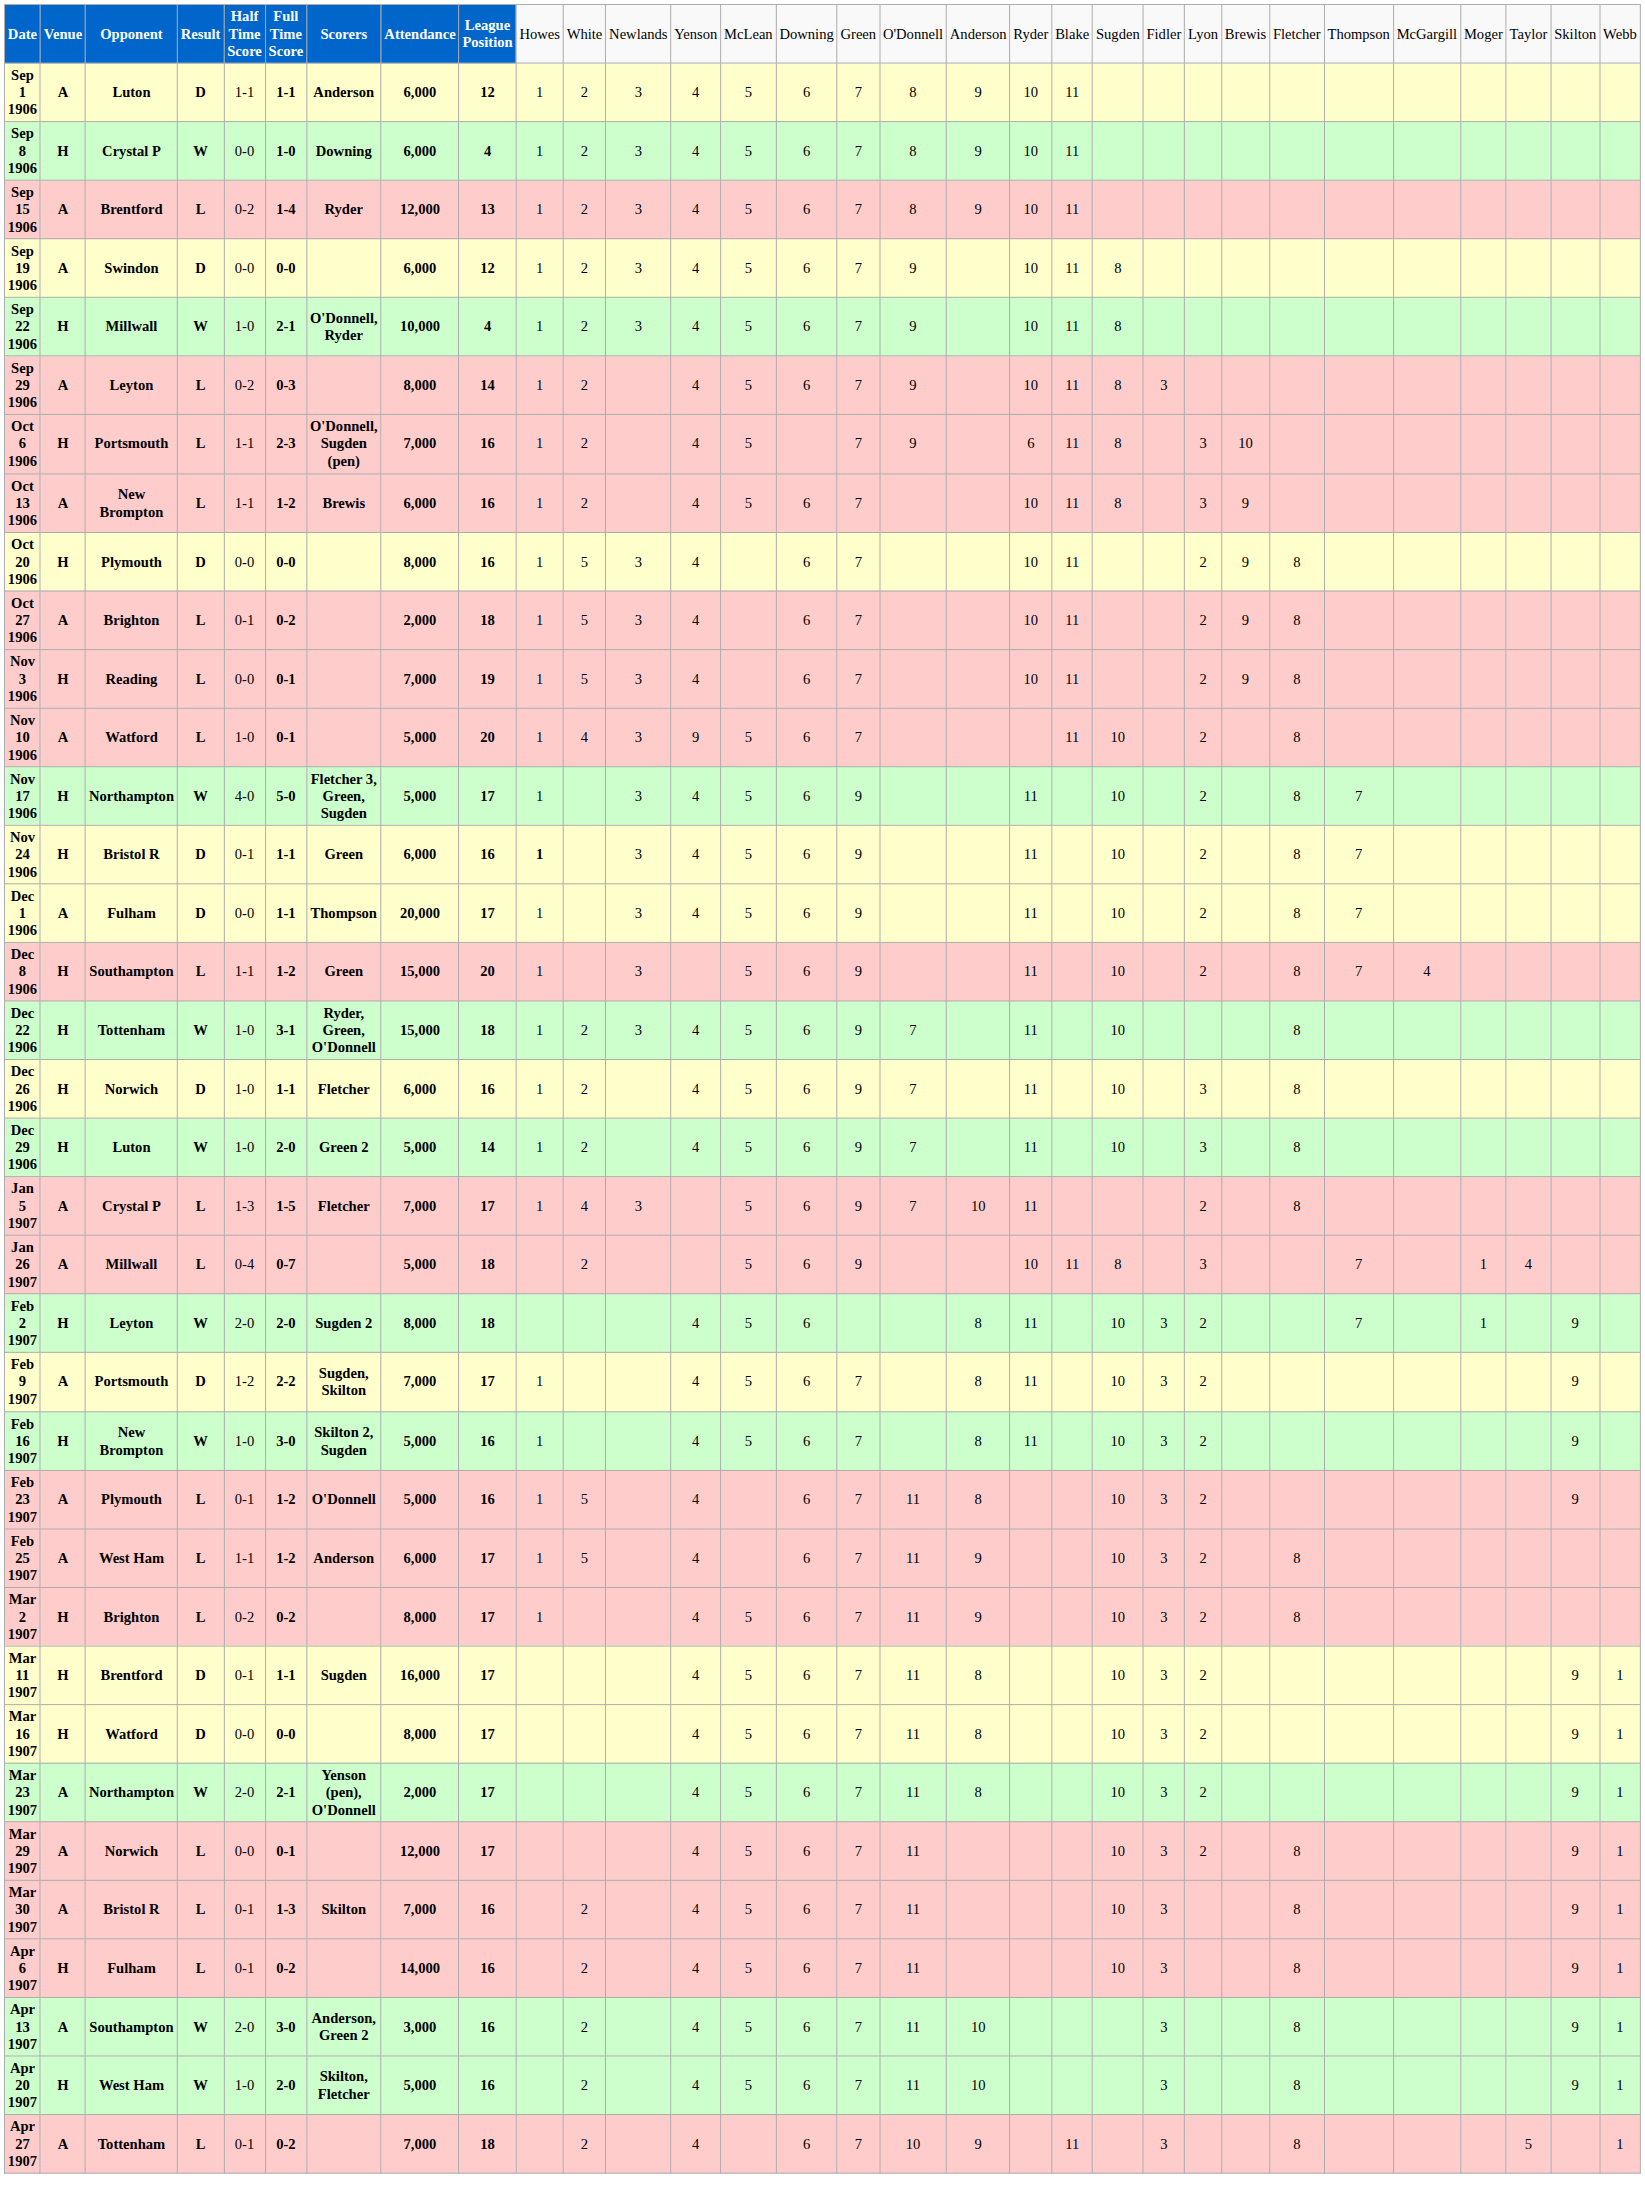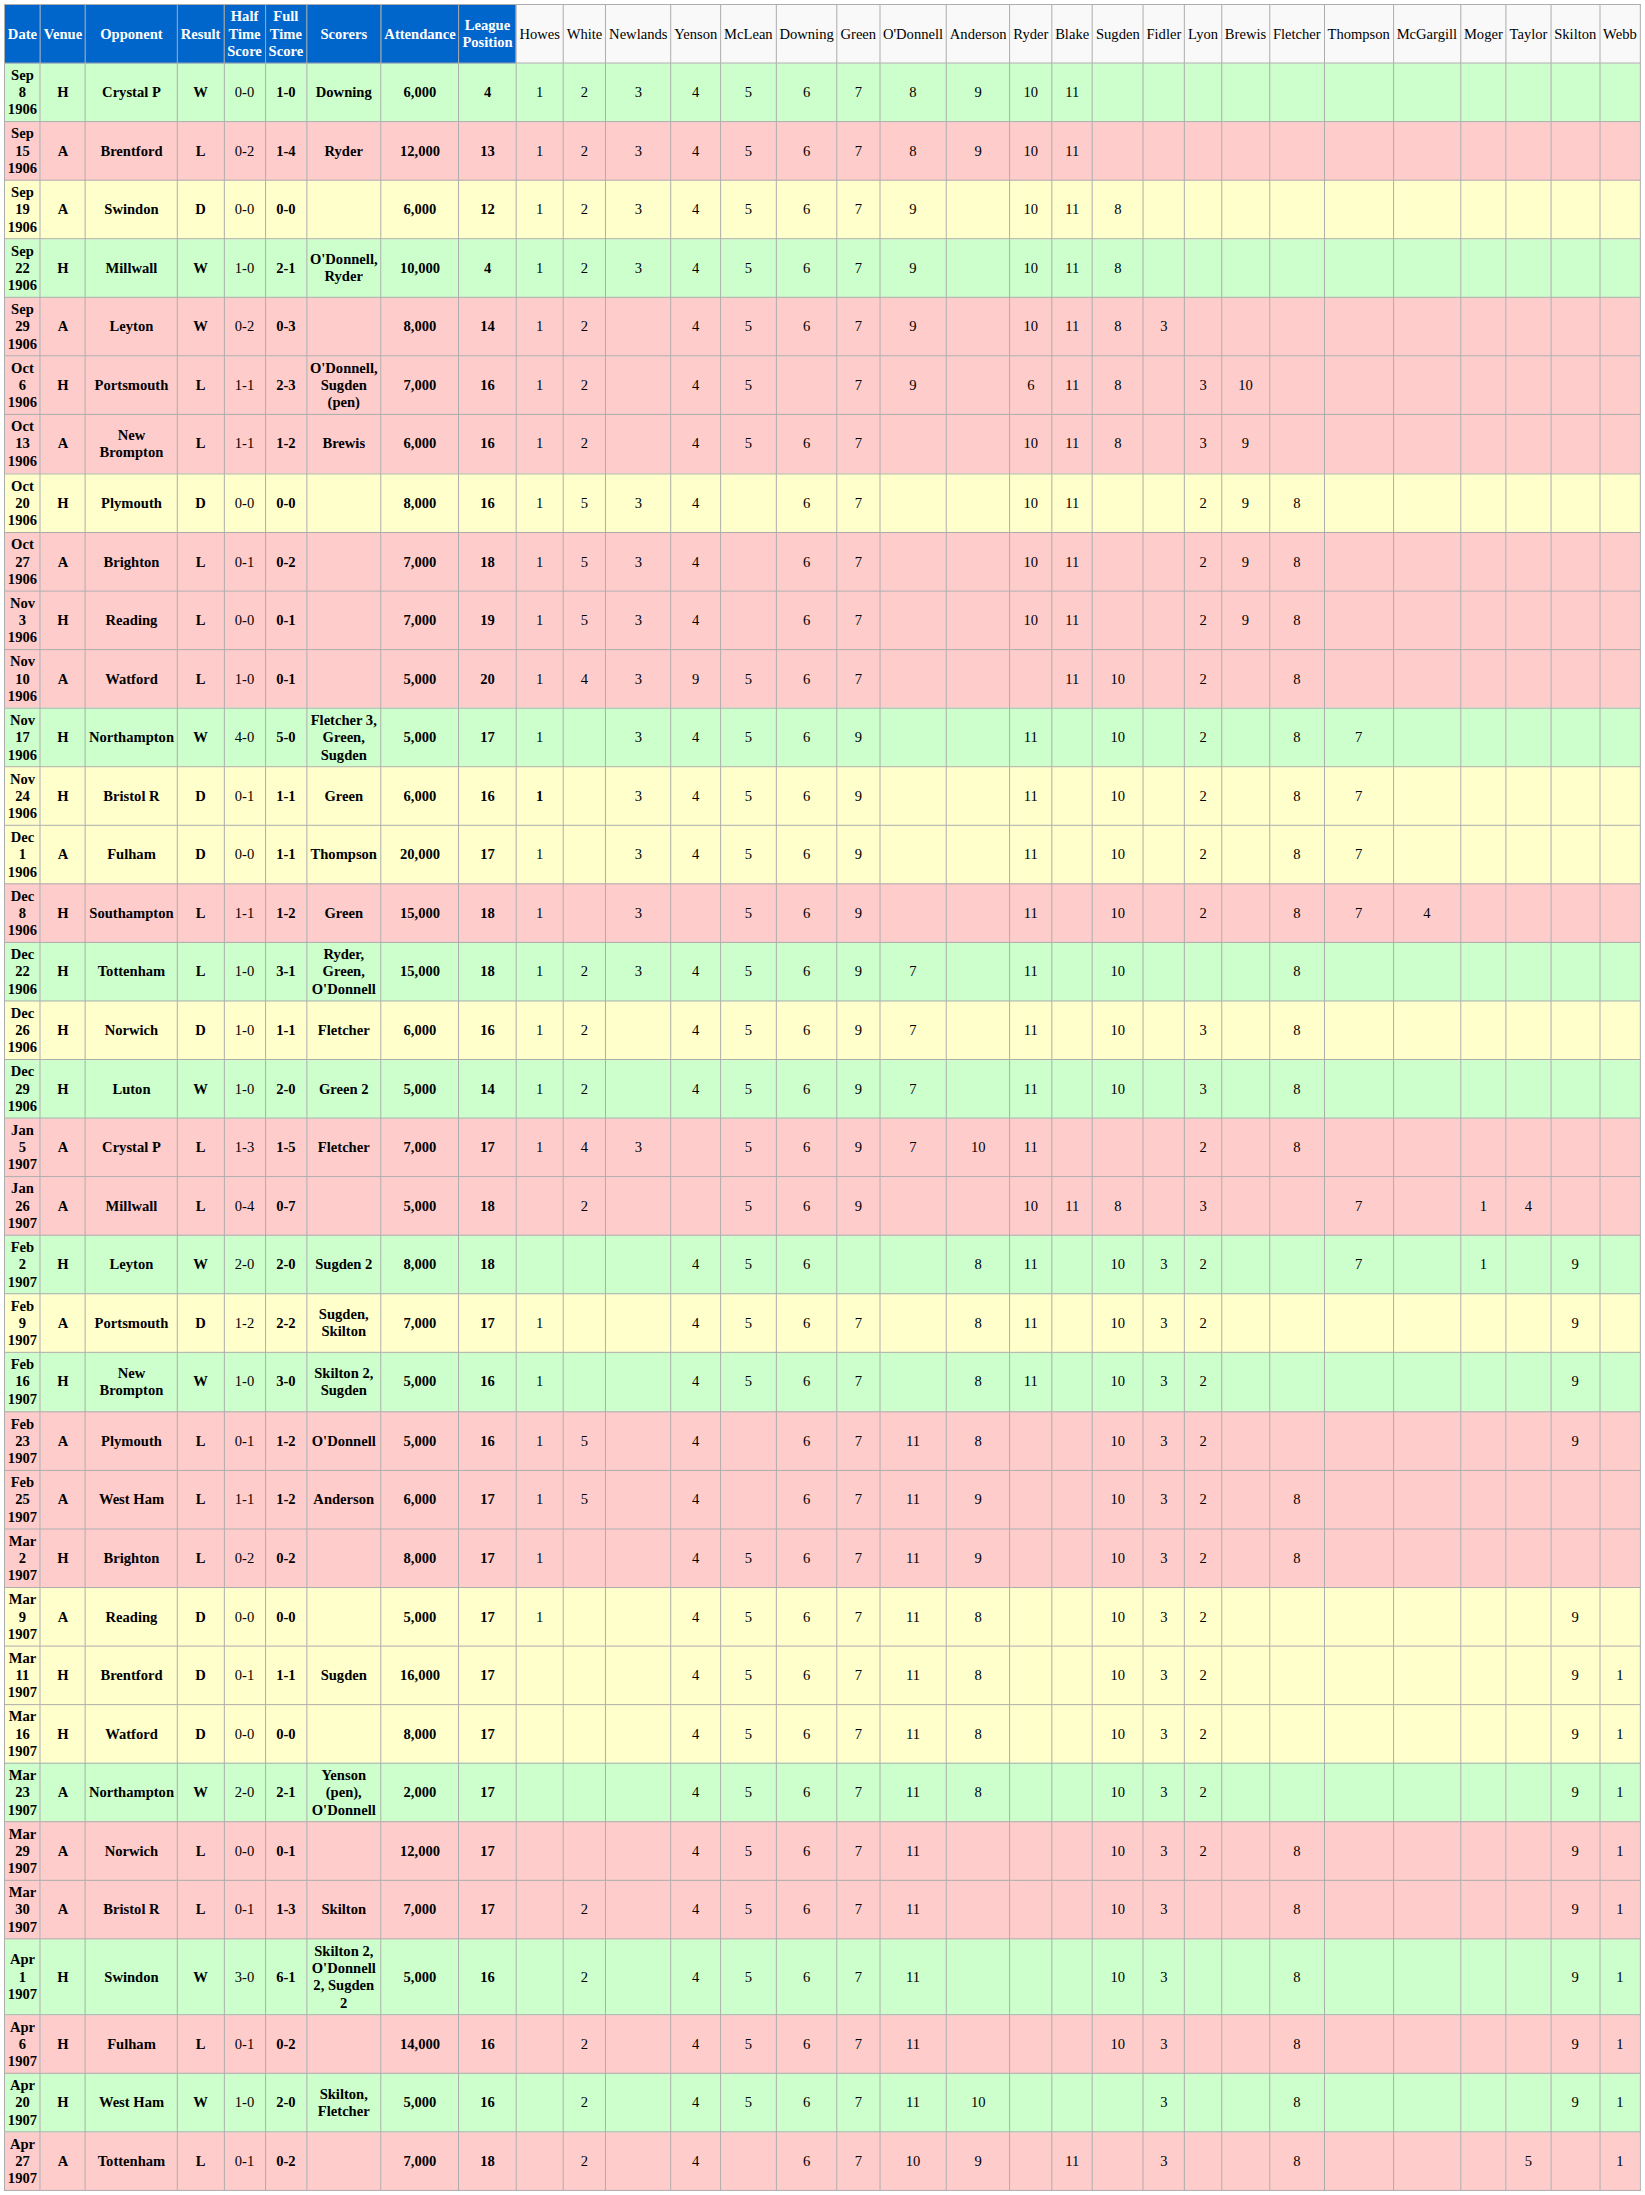- row: (22, 92)
(201, 385) L -> (201, 327) W
(420, 620) 2,000 -> (420, 561) 7,000
(488, 971) 20 -> (488, 913) 18
(201, 1030) W -> (201, 971) L
+ row: (22, 1616)
(488, 1909) 16 -> (488, 1909) 17
+ row: (22, 1977)
- row: (22, 2027)
